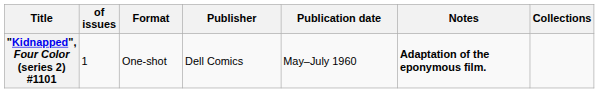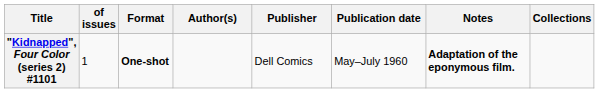+ column: (212, 19)
(144, 60) normal -> (145, 60) bold
